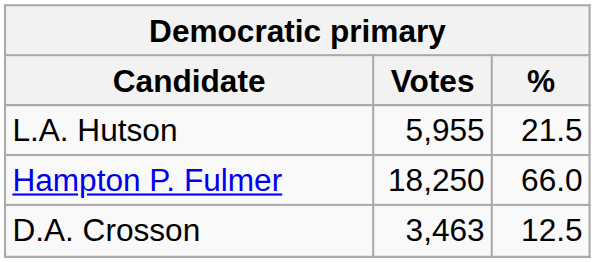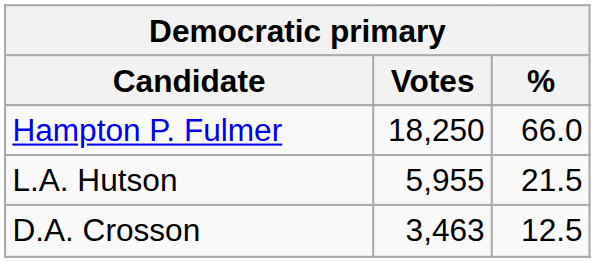rows swapped: (147, 181) <-> (95, 131)
